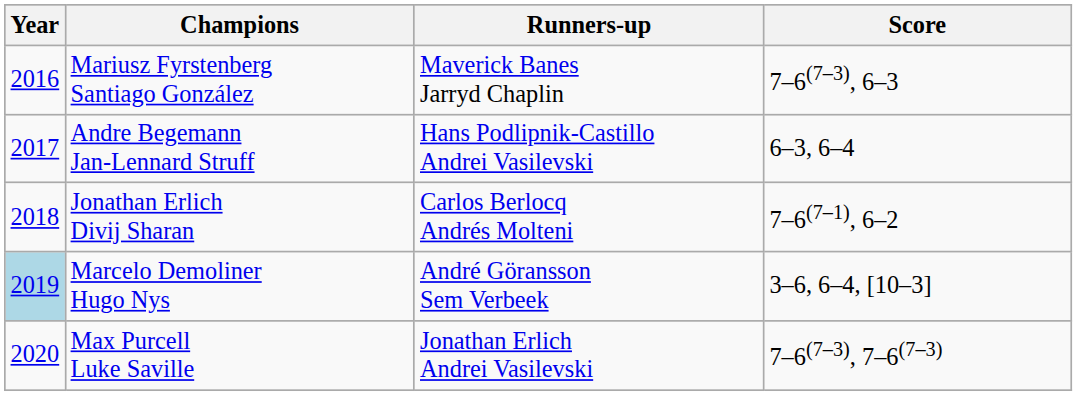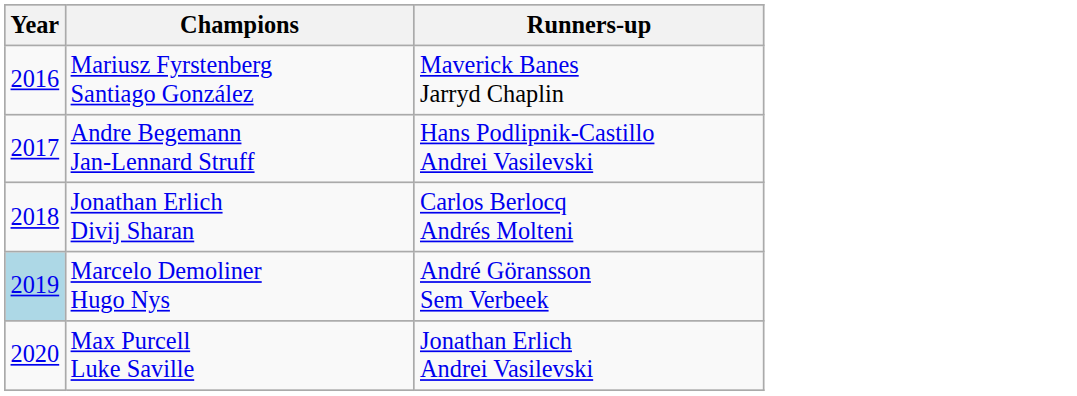- column: (917, 24)
